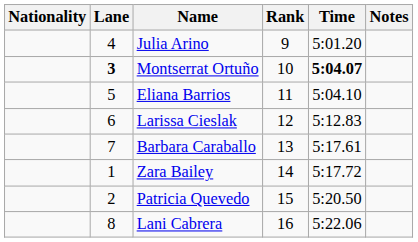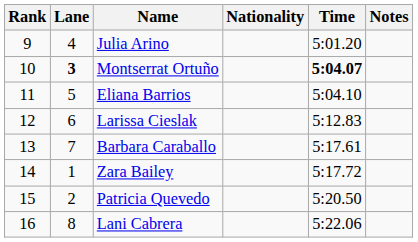columns swapped: (285, 17) <-> (47, 17)
